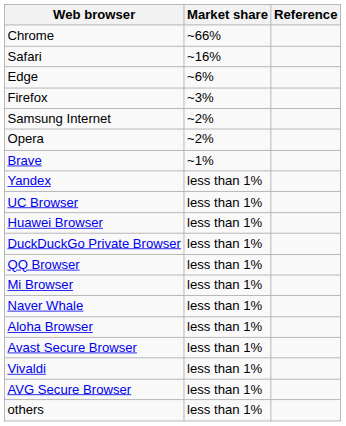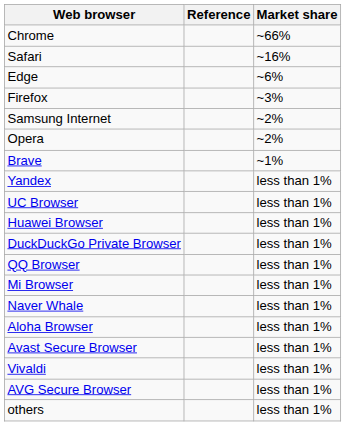columns swapped: (227, 14) <-> (306, 14)
